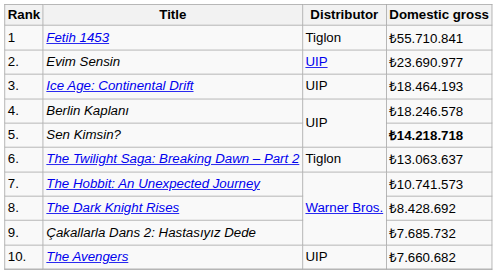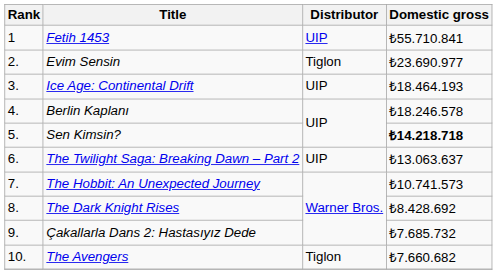(323, 37) Tiglon -> (317, 37) UIP
(317, 62) UIP -> (323, 62) Tiglon
(323, 159) Tiglon -> (317, 159) UIP
(317, 257) UIP -> (323, 257) Tiglon
